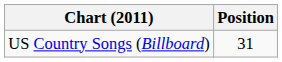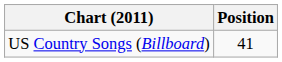(246, 43) 31 -> (246, 43) 41
